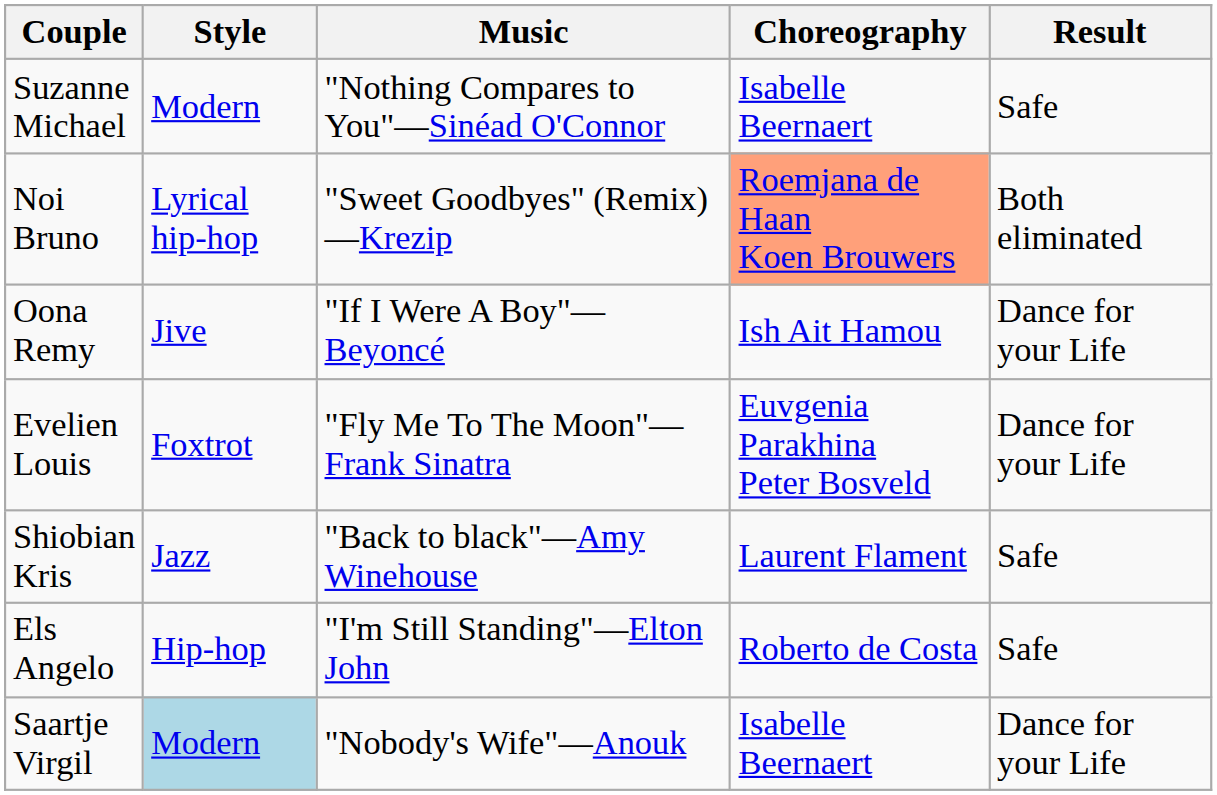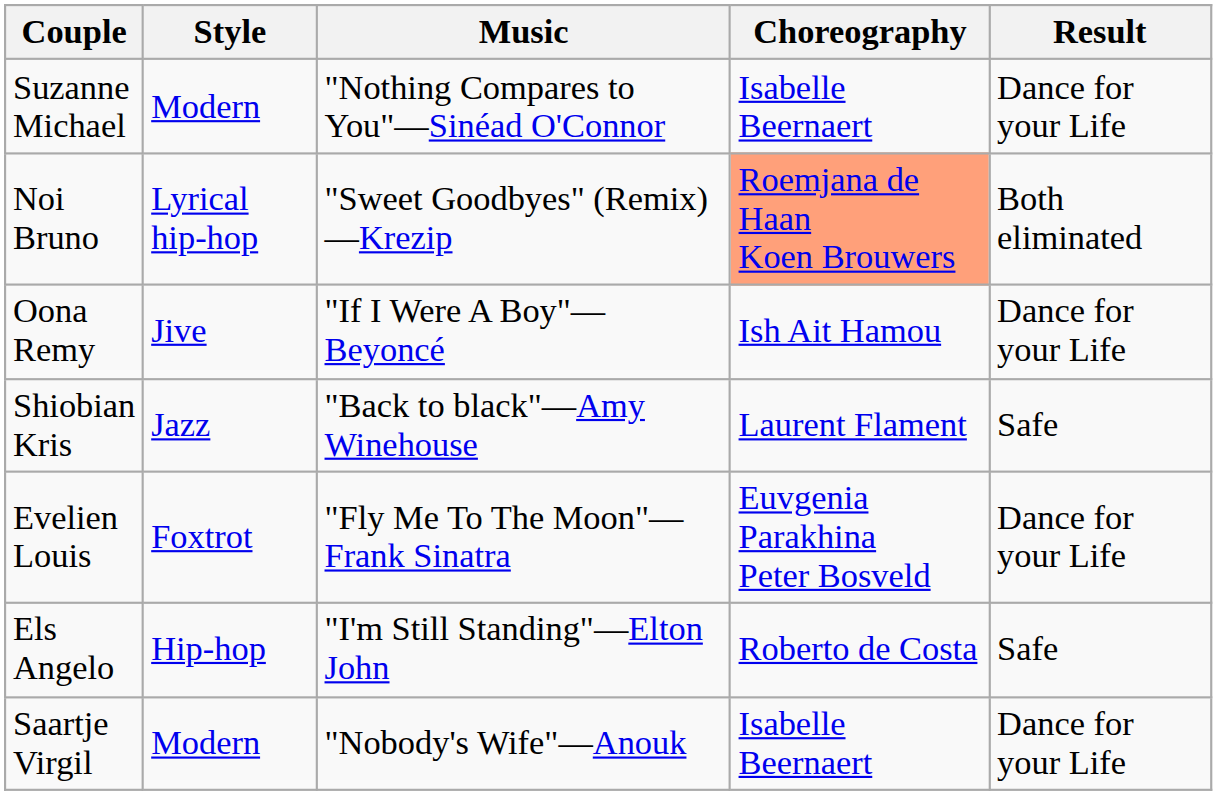(1028, 105) Safe -> (1065, 105) Dance for your Life
rows swapped: (74, 556) <-> (66, 443)
(206, 742) lightblue background -> (206, 742) no background
